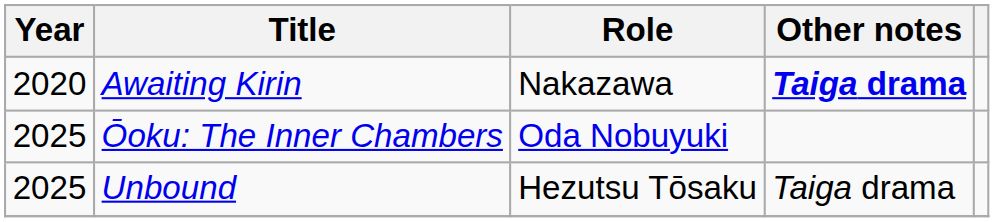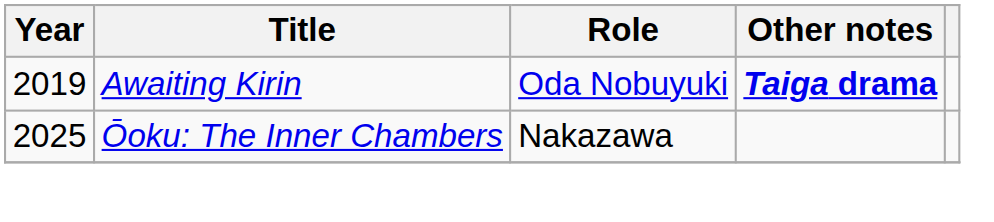(50, 83) 2020 -> (50, 83) 2019
(596, 83) Nakazawa -> (623, 83) Oda Nobuyuki
(623, 135) Oda Nobuyuki -> (596, 135) Nakazawa
- row: (169, 188)
